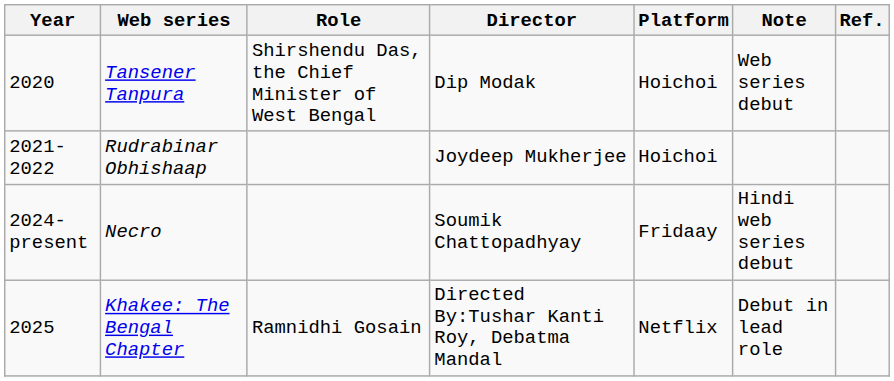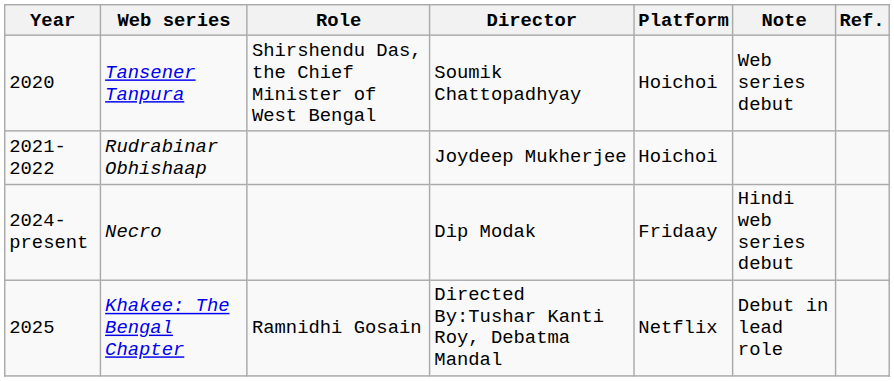(485, 83) Dip Modak -> (508, 83) Soumik Chattopadhyay
(508, 232) Soumik Chattopadhyay -> (485, 232) Dip Modak
